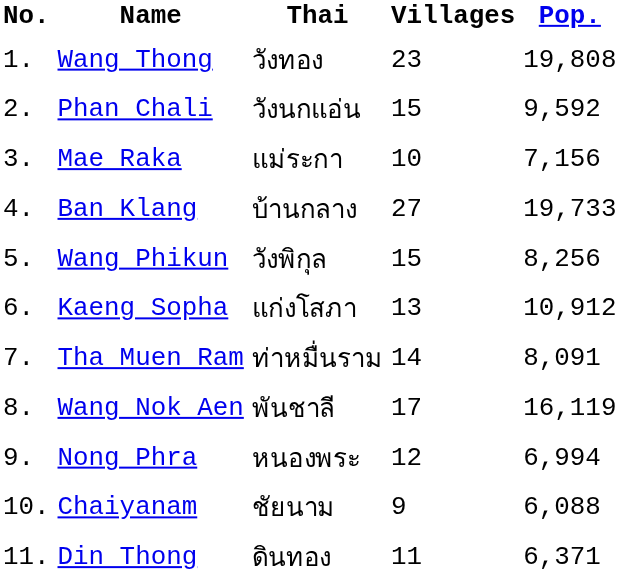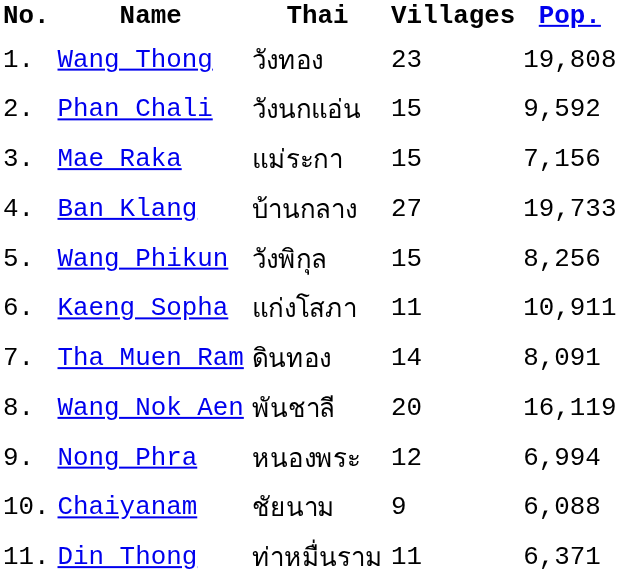(407, 159) 10 -> (407, 159) 15
(407, 308) 13 -> (407, 308) 11
(570, 308) 10,912 -> (570, 308) 10,911
(317, 360) ท่าหมื่นราม -> (292, 360) ดินทอง
(407, 408) 17 -> (407, 408) 20
(292, 559) ดินทอง -> (317, 559) ท่าหมื่นราม
